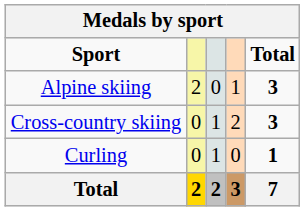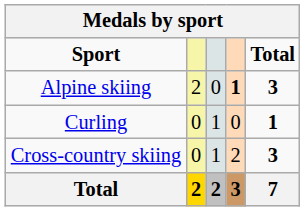(236, 88) normal -> (236, 88) bold
rows swapped: (96, 121) <-> (96, 155)
